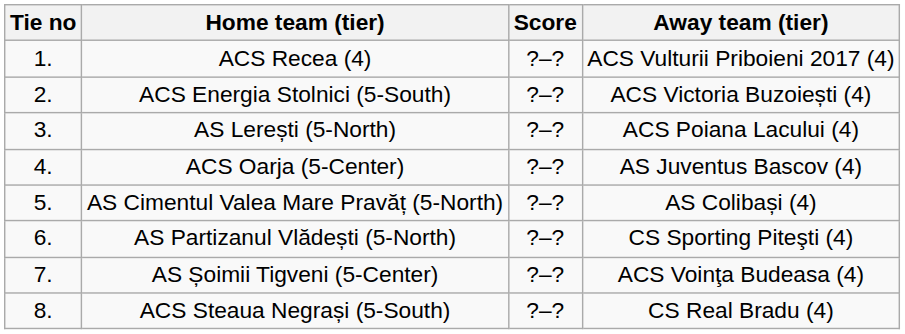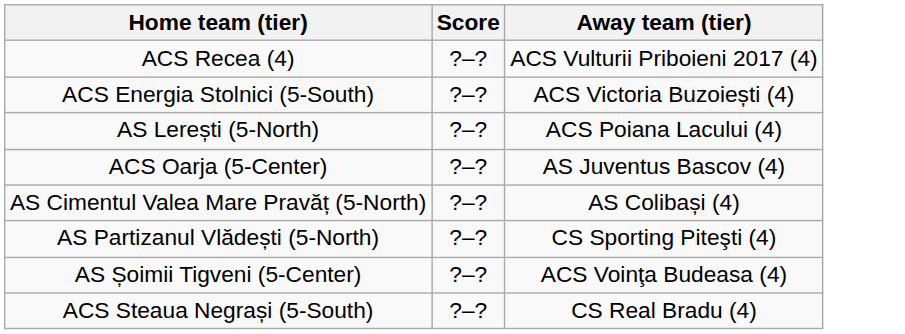- column: (43, 22)
